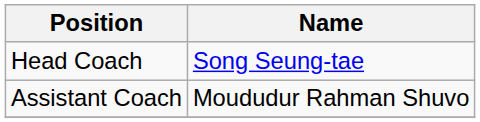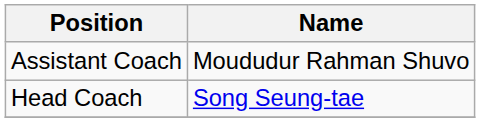rows swapped: (77, 60) <-> (96, 98)
